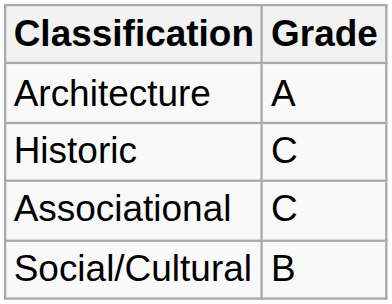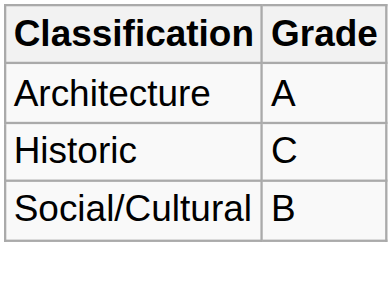- row: (123, 209)
